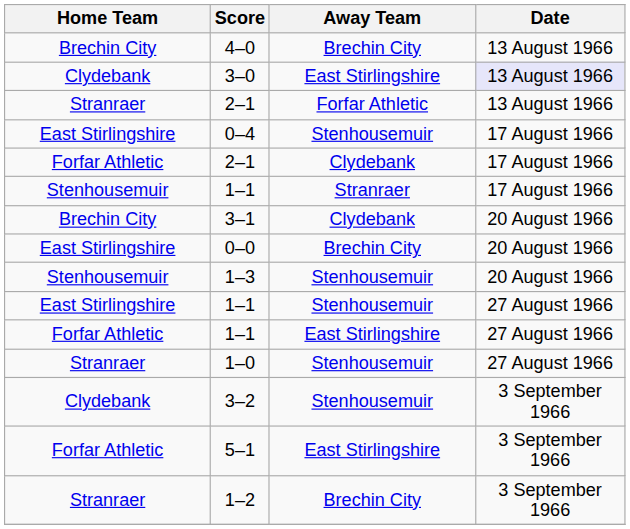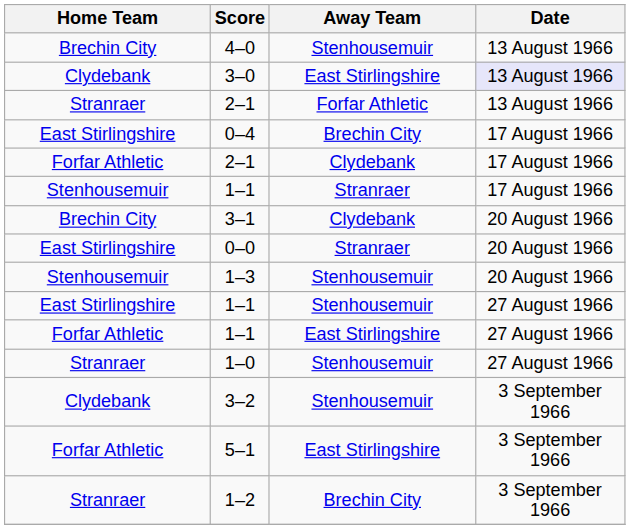(372, 47) Brechin City -> (372, 47) Stenhousemuir
(372, 133) Stenhousemuir -> (372, 133) Brechin City
(372, 248) Brechin City -> (372, 248) Stranraer
